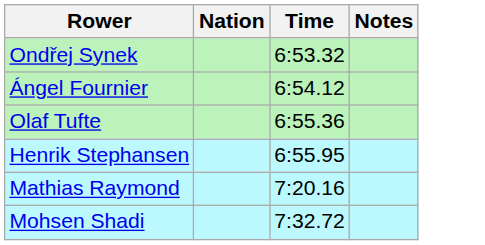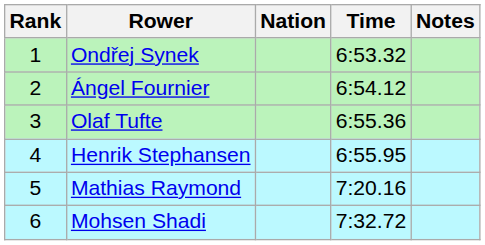+ column: (35, 21)
